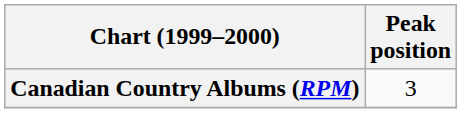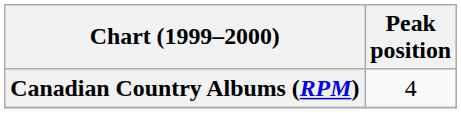(411, 88) 3 -> (411, 88) 4
